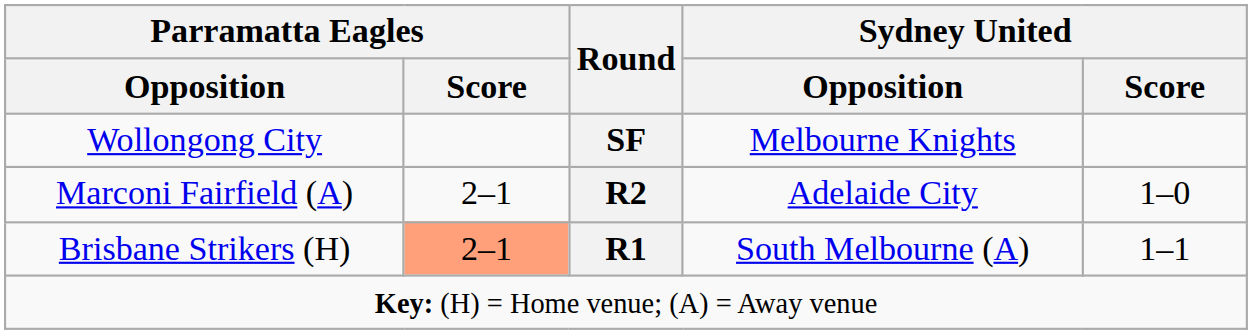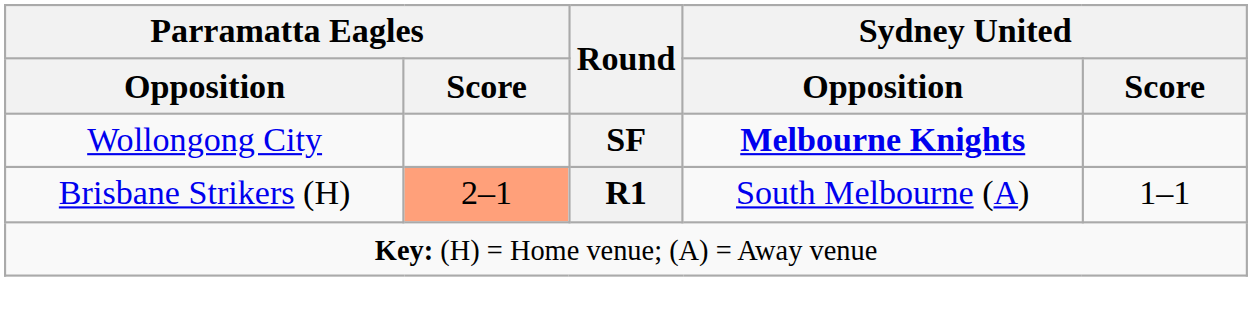(883, 139) normal -> (883, 139) bold
- row: (205, 193)
